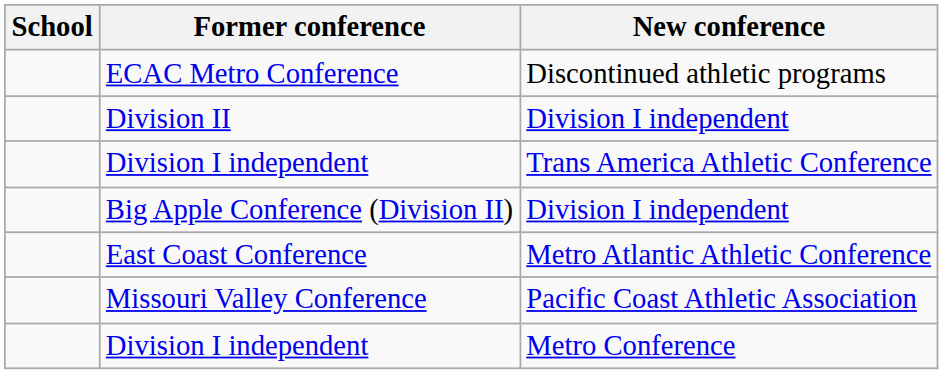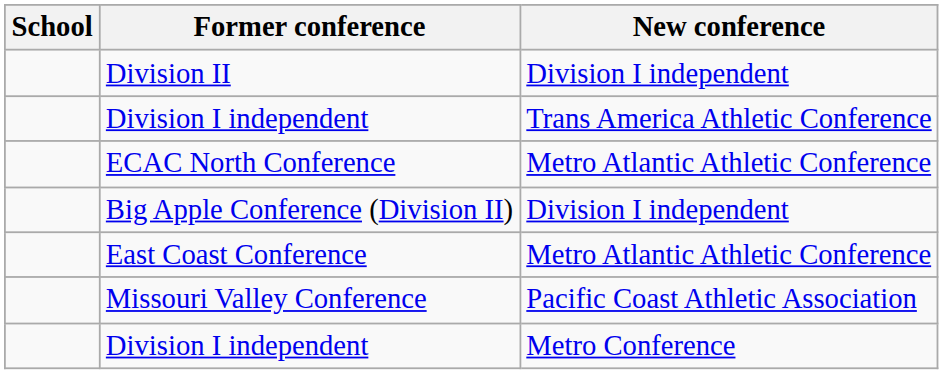- row: (252, 72)
+ row: (251, 163)
